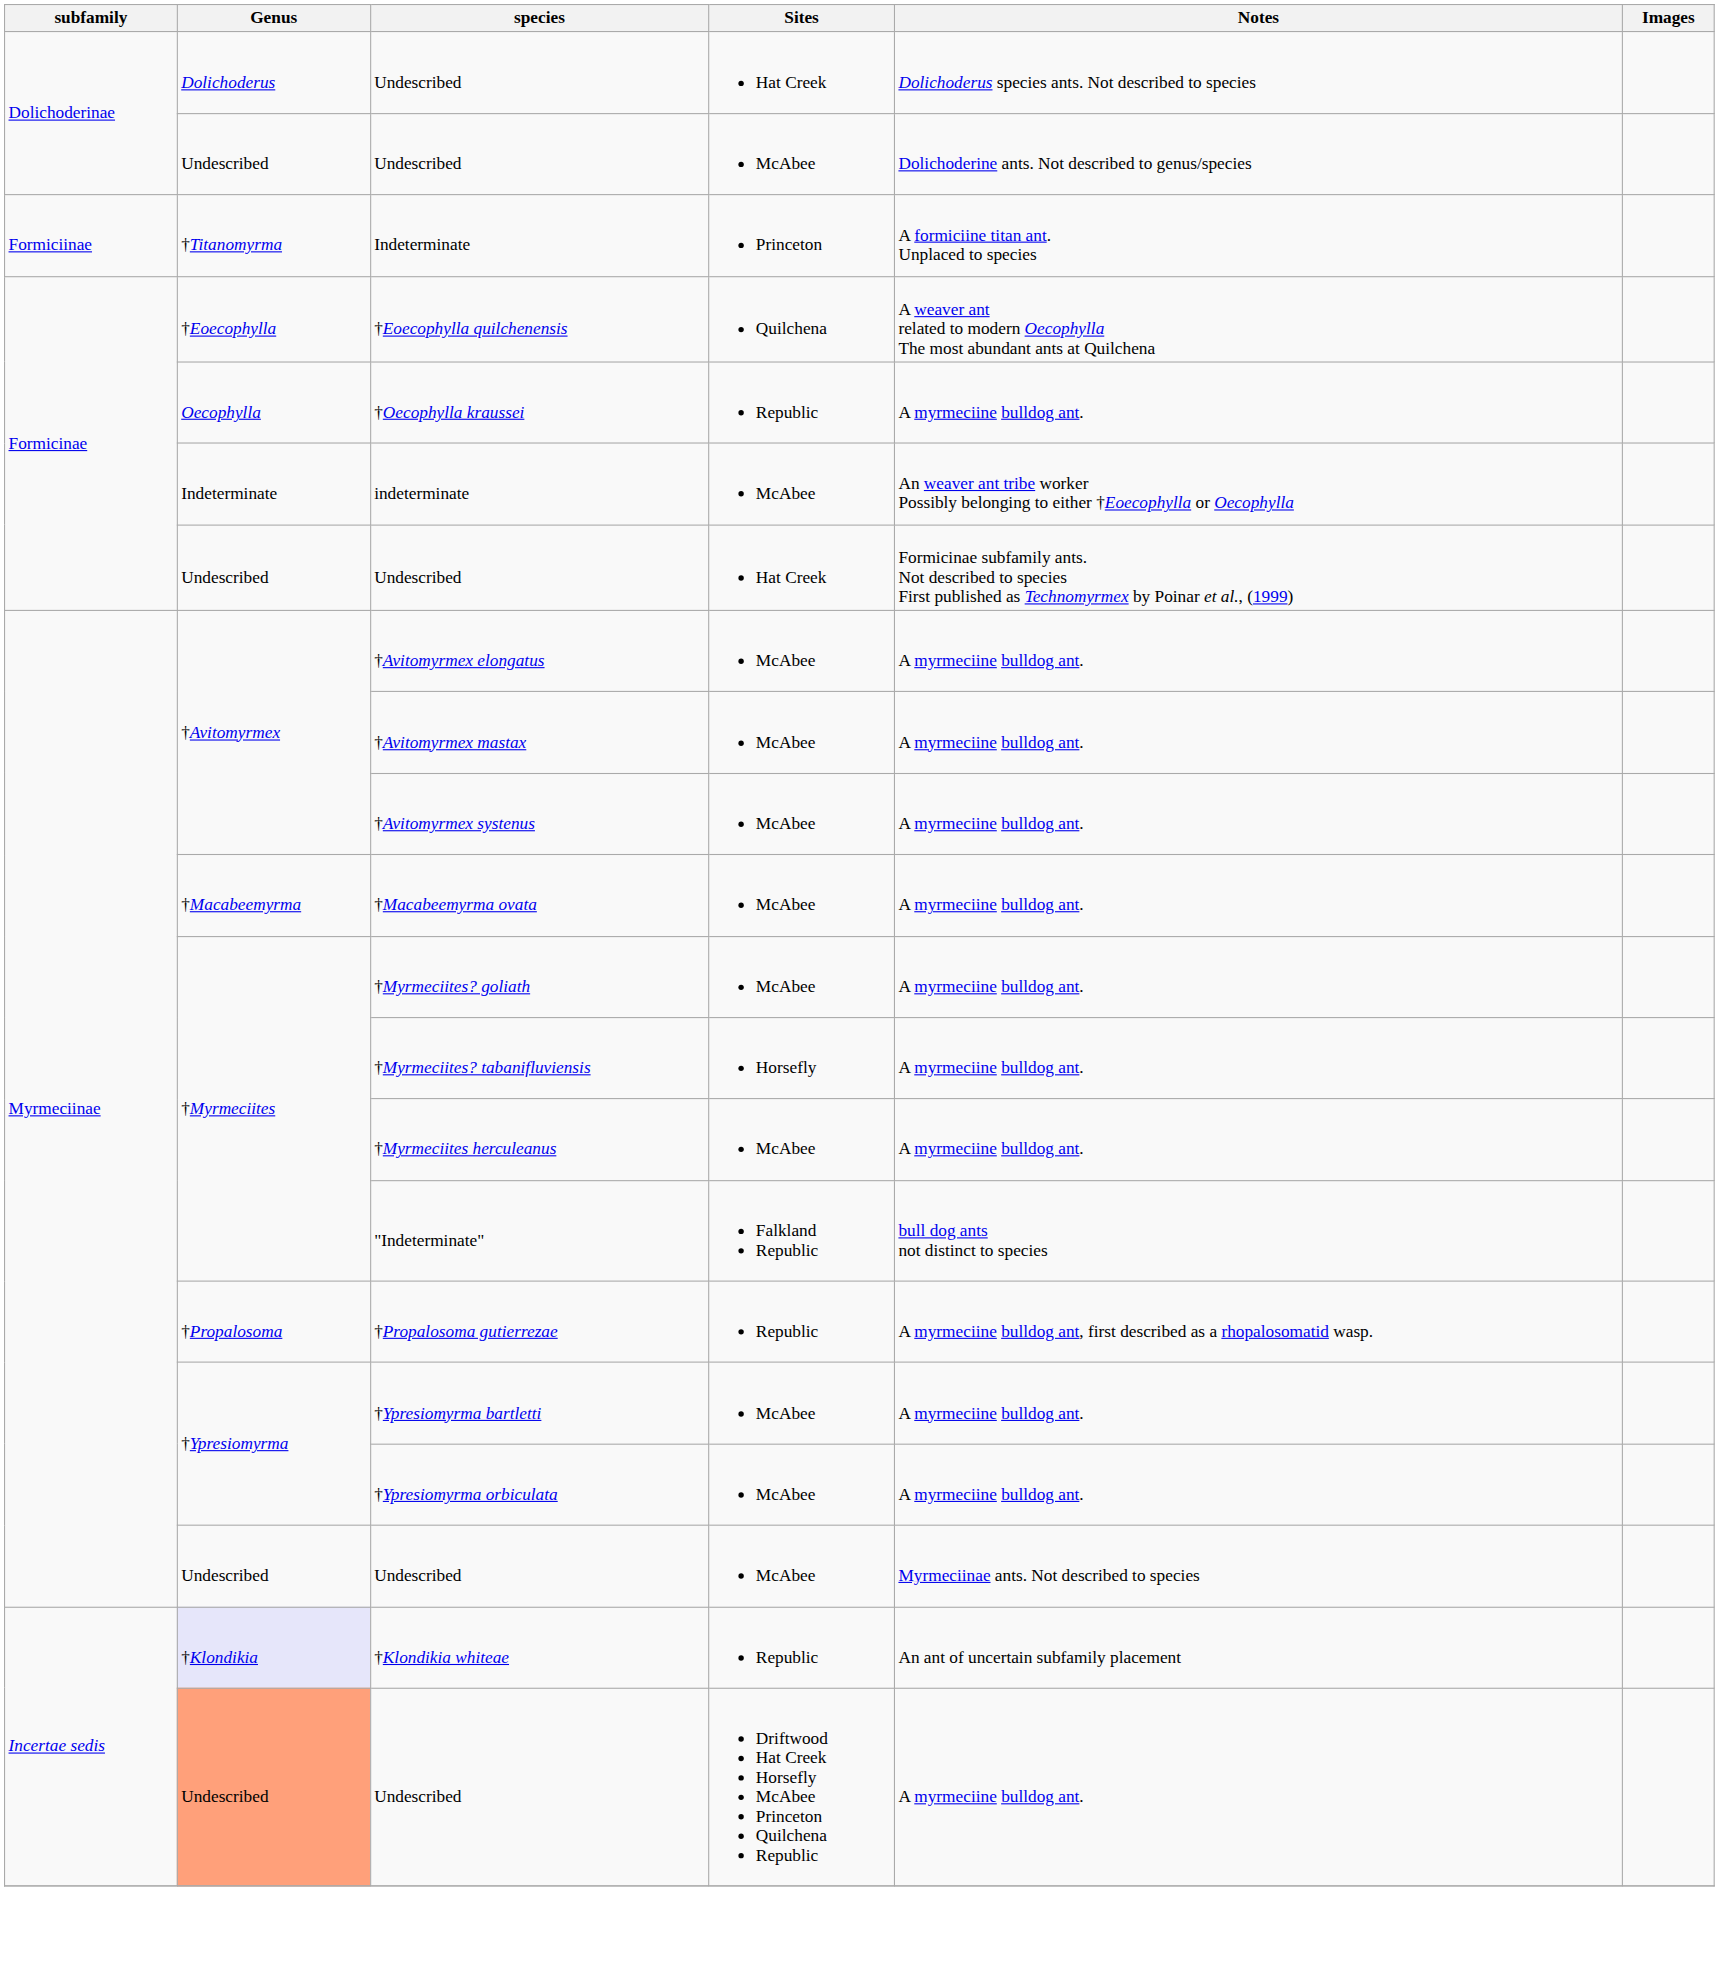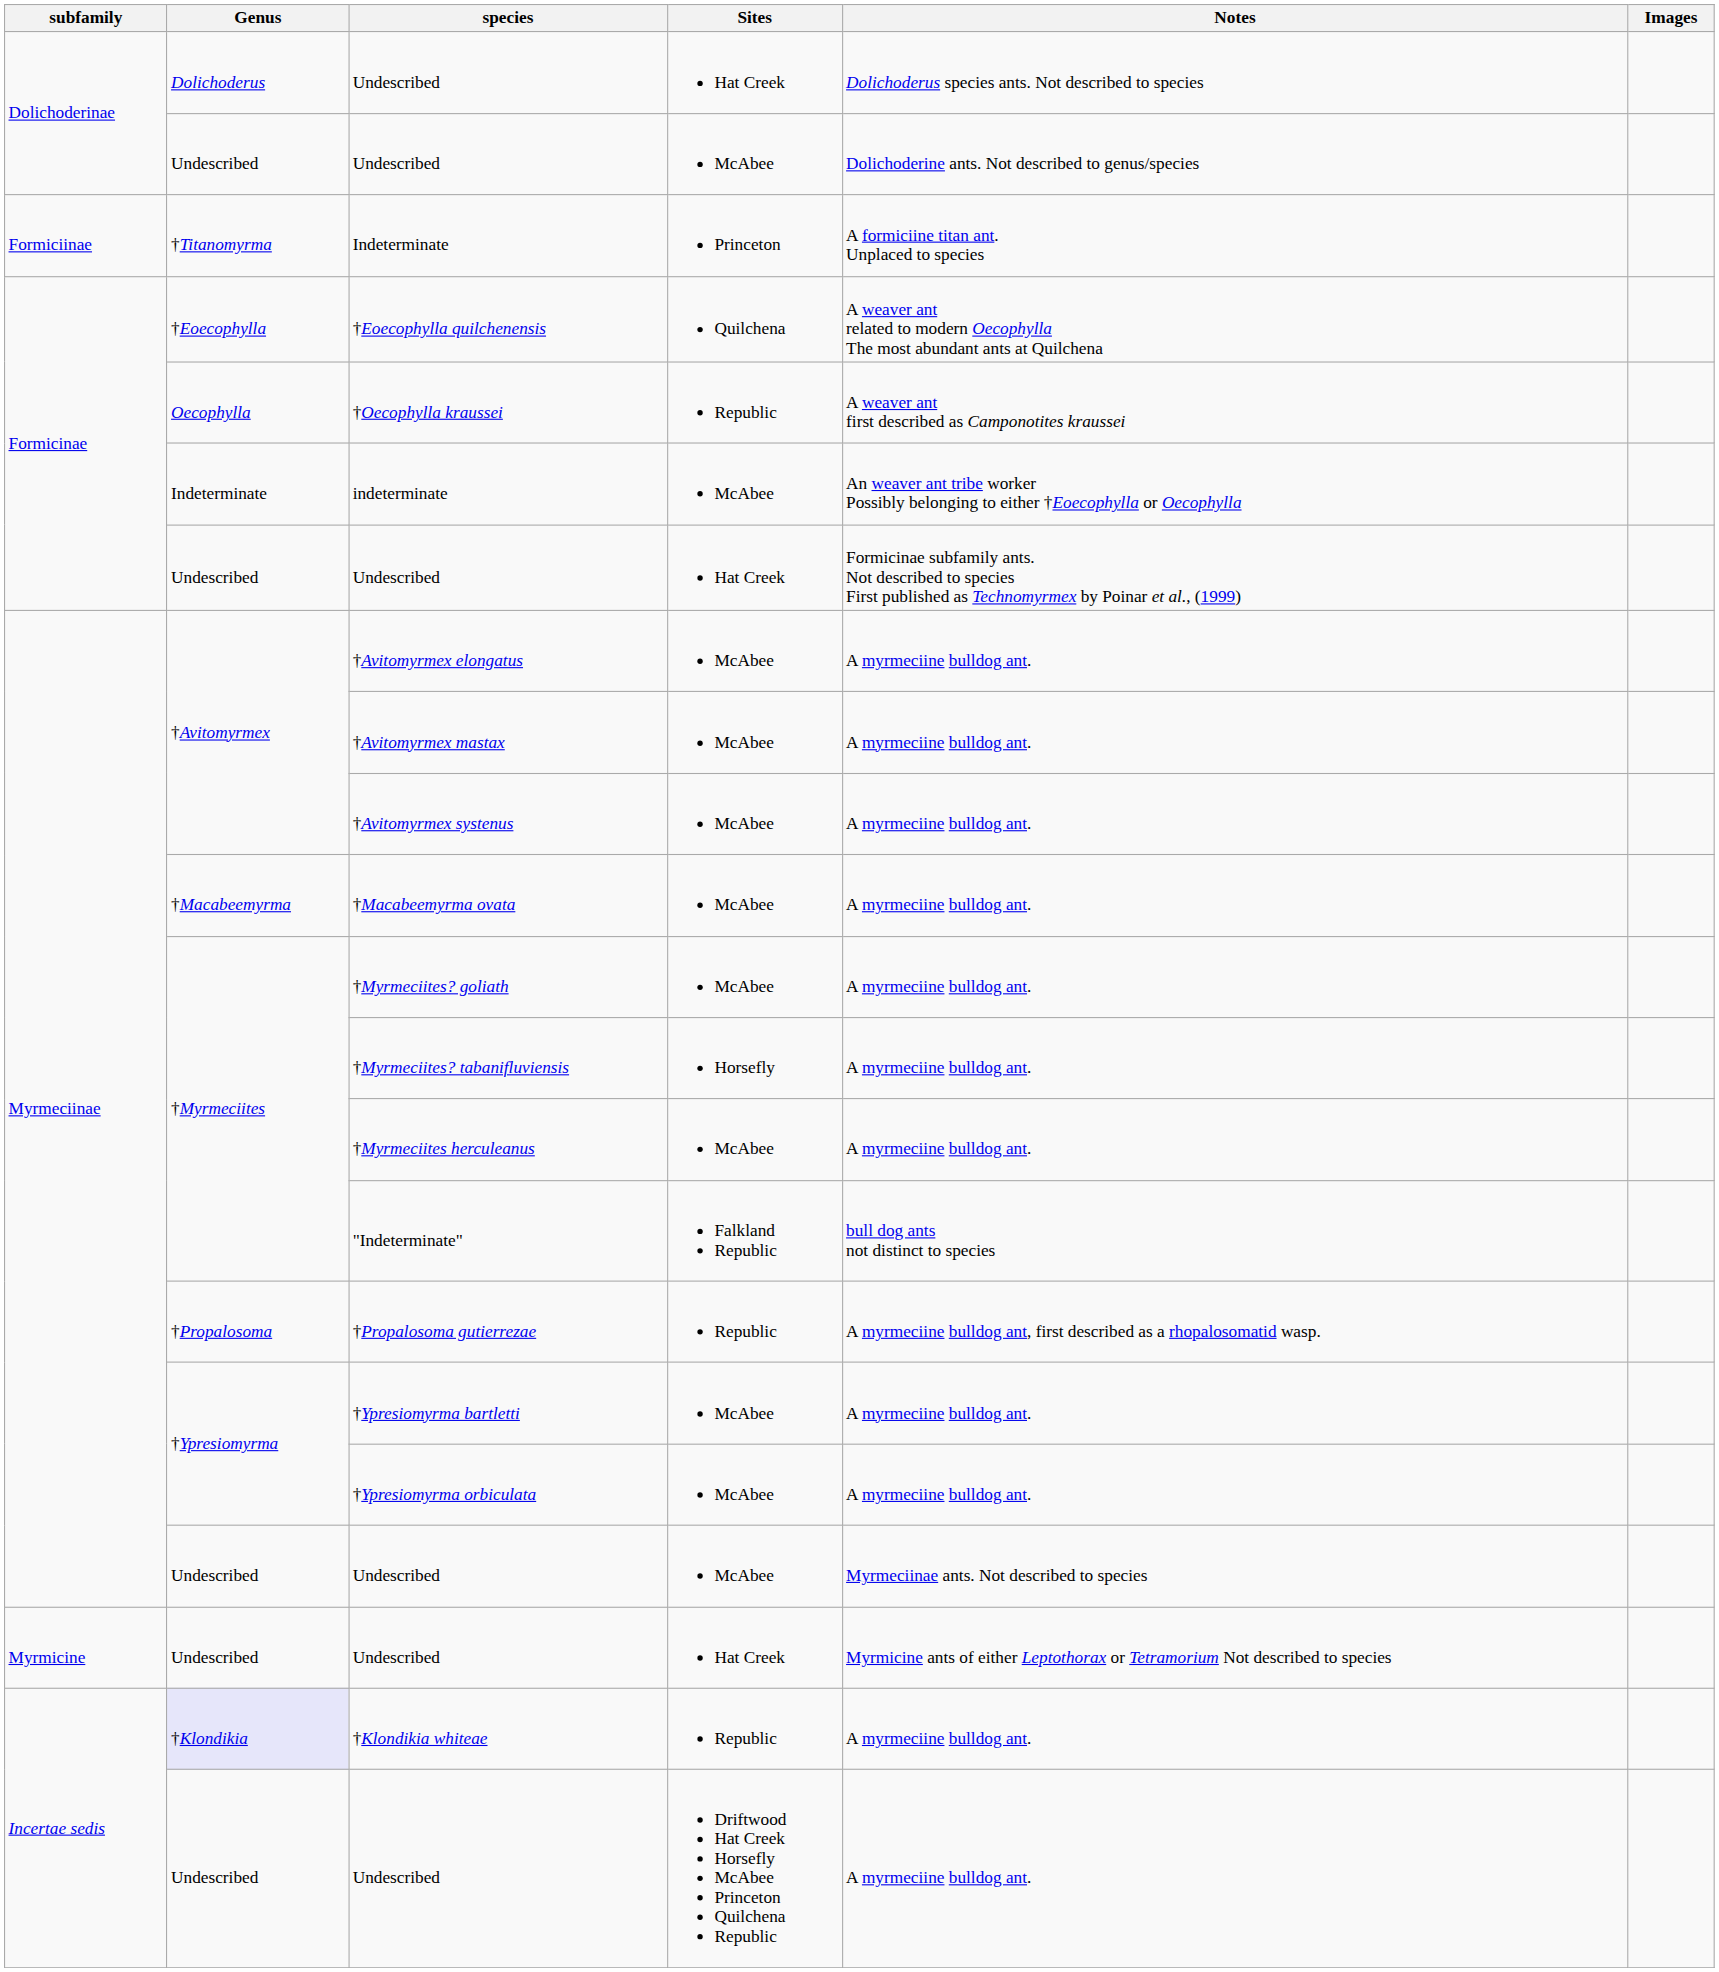(991, 412) A myrmeciine bulldog ant. -> (986, 412) A weaver ant first described as Camponotites kraussei
+ row: (47, 1657)
(1040, 1657) An ant of uncertain subfamily placement -> (939, 1738) A myrmeciine bulldog ant.
(225, 1796) lightsalmon background -> (215, 1878) no background
